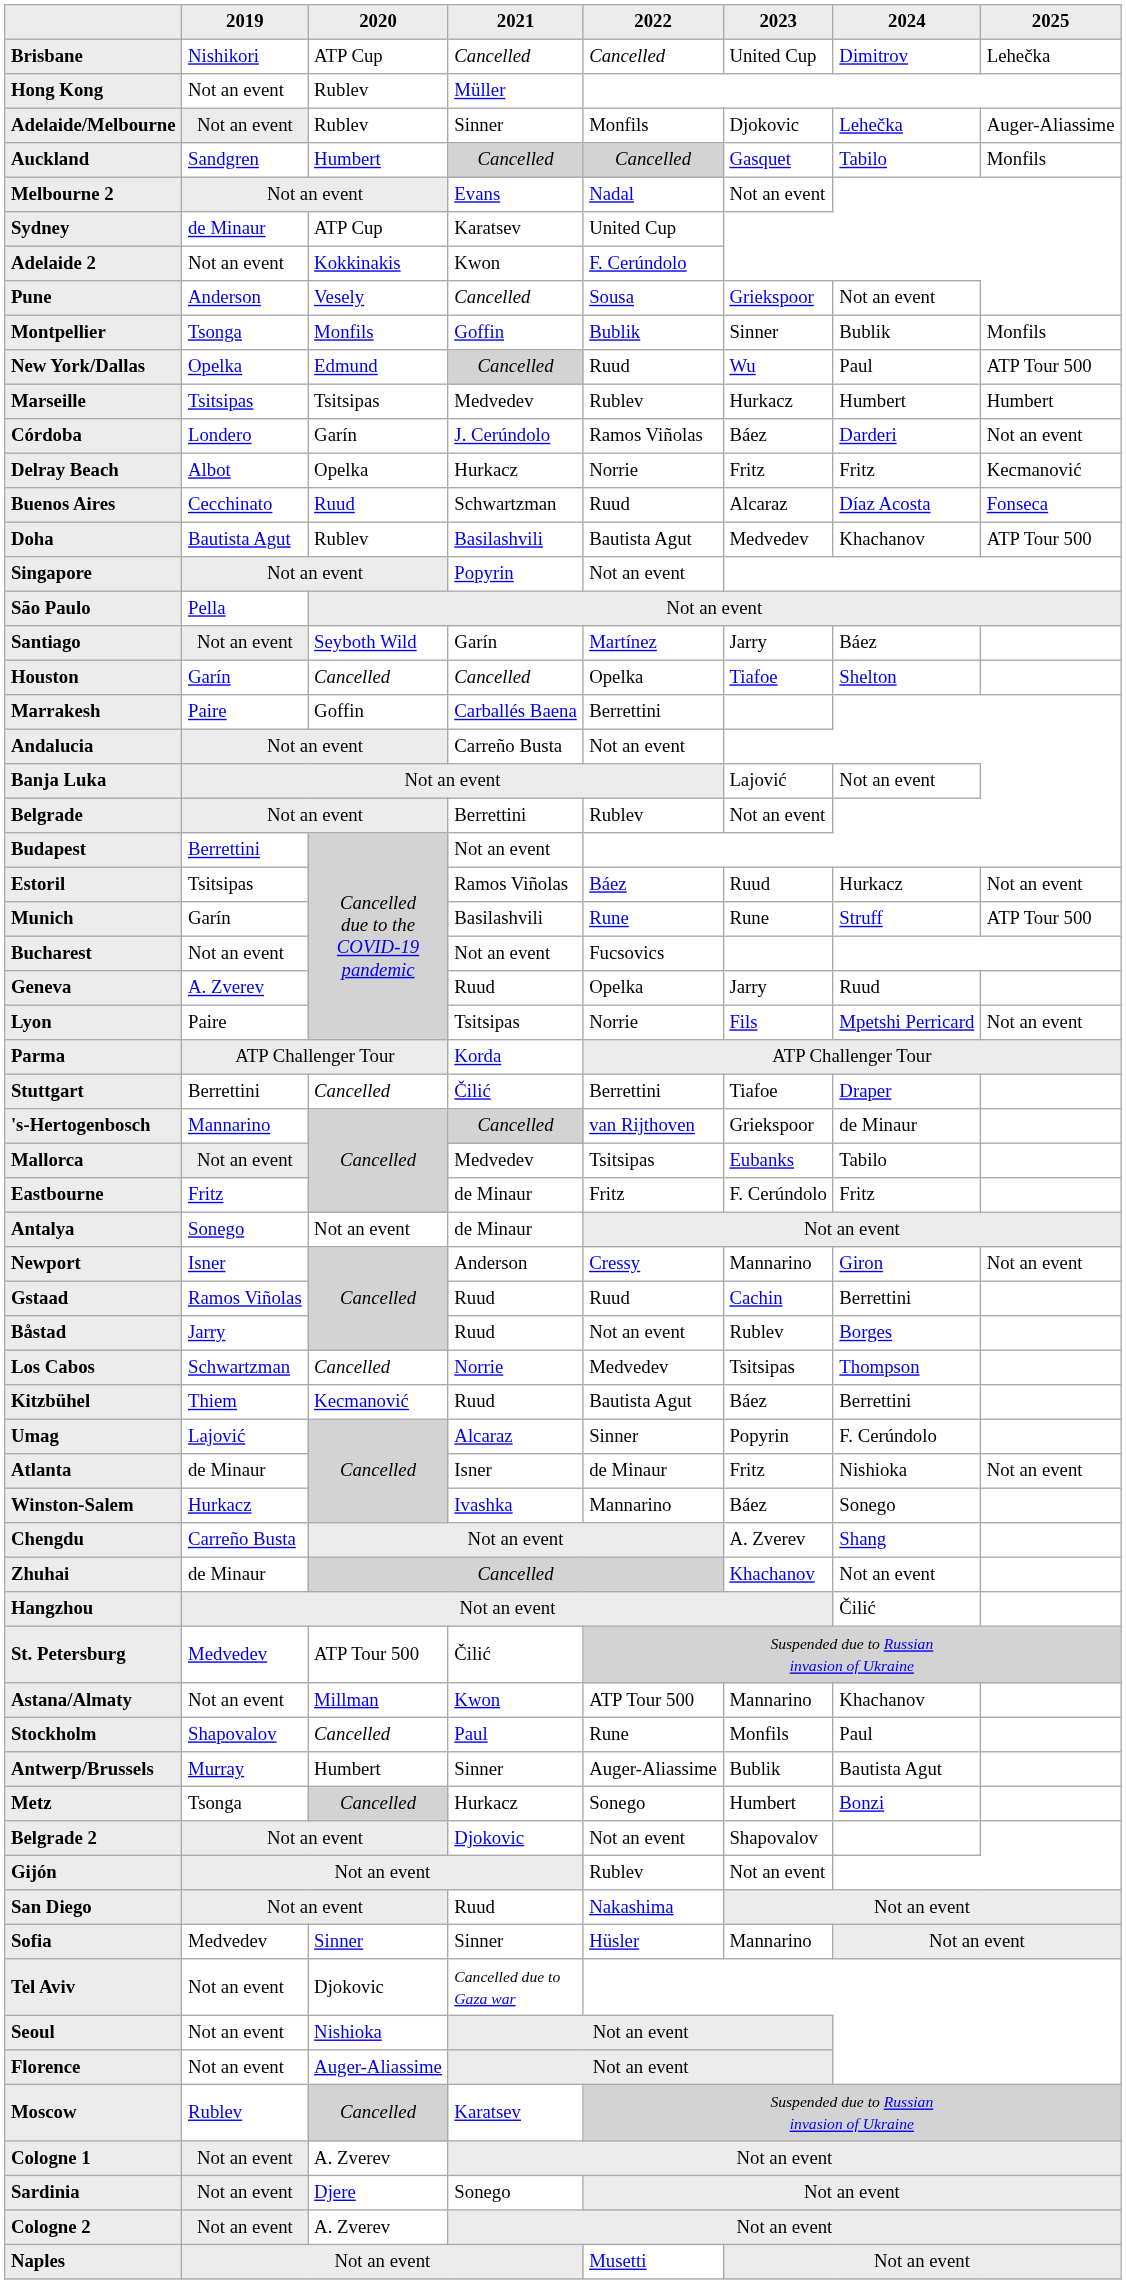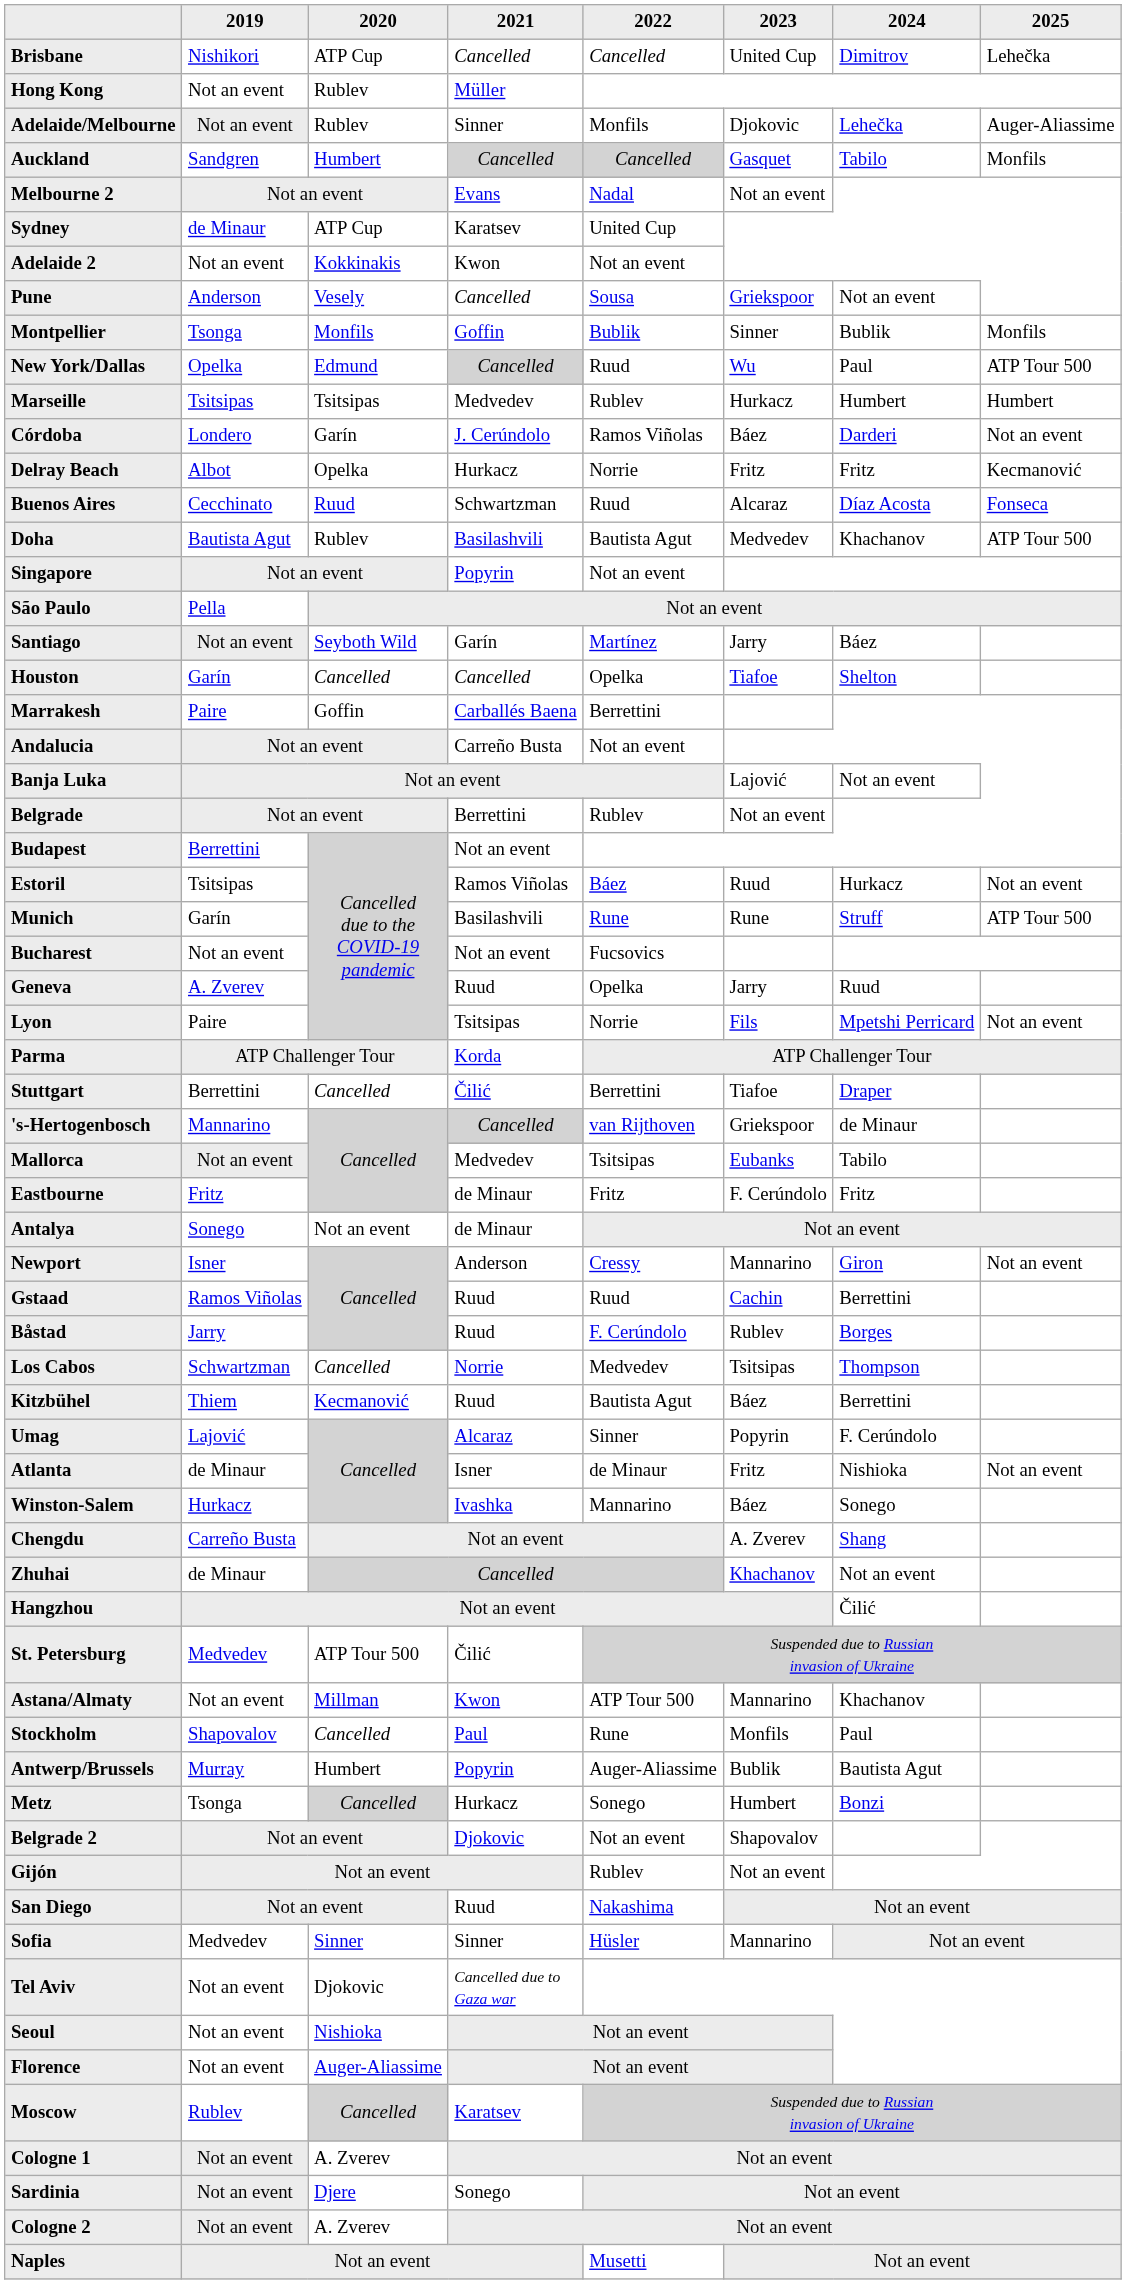(638, 263) F. Cerúndolo -> (637, 263) Not an event
(637, 1332) Not an event -> (638, 1332) F. Cerúndolo
(479, 1768) Sinner -> (484, 1768) Popyrin
